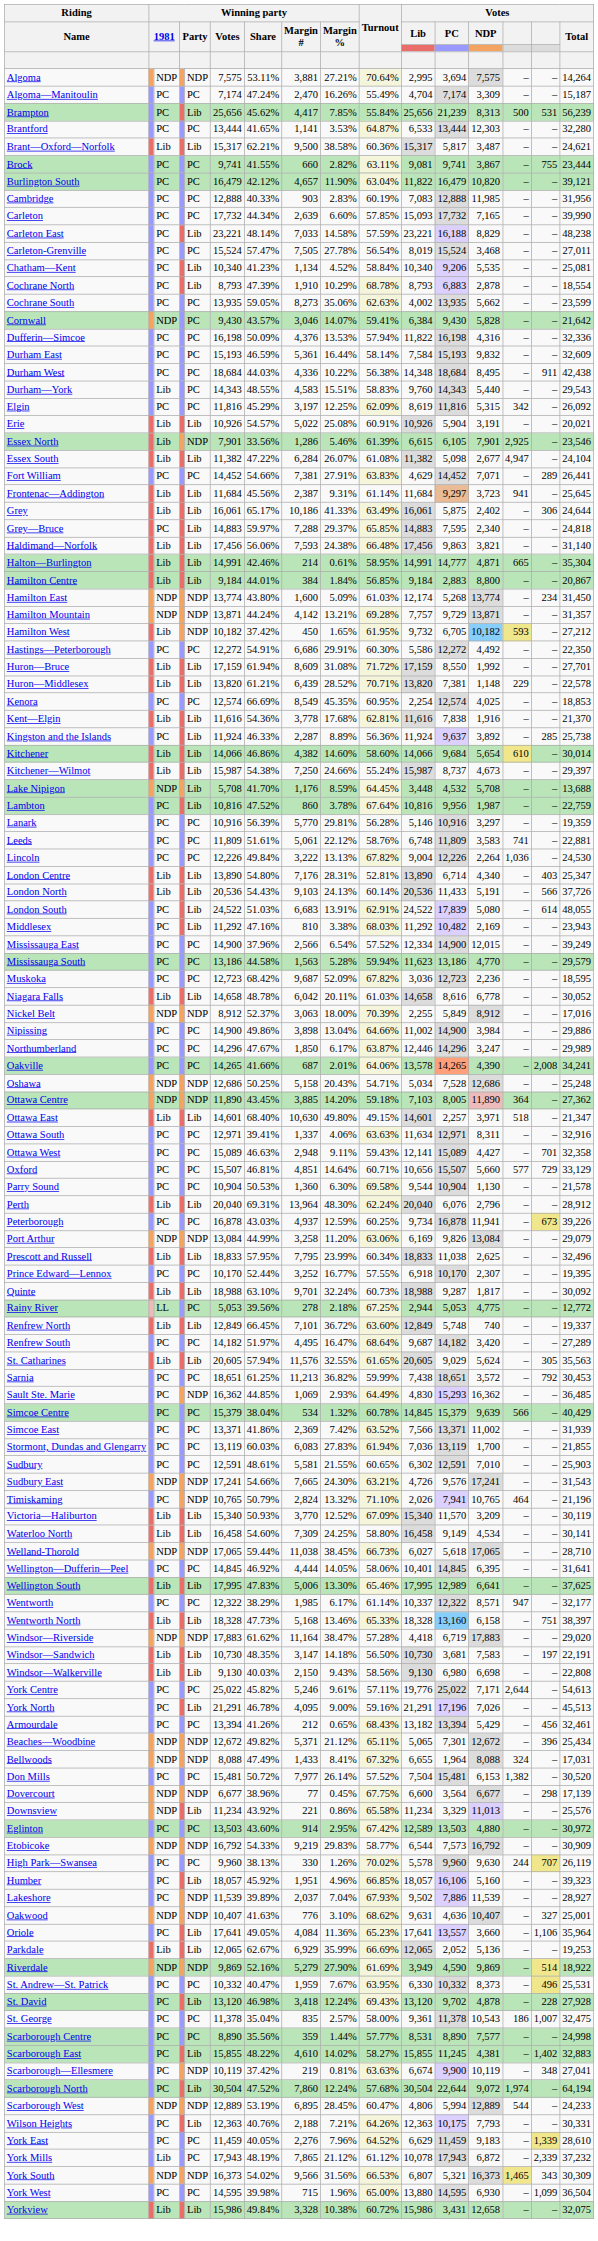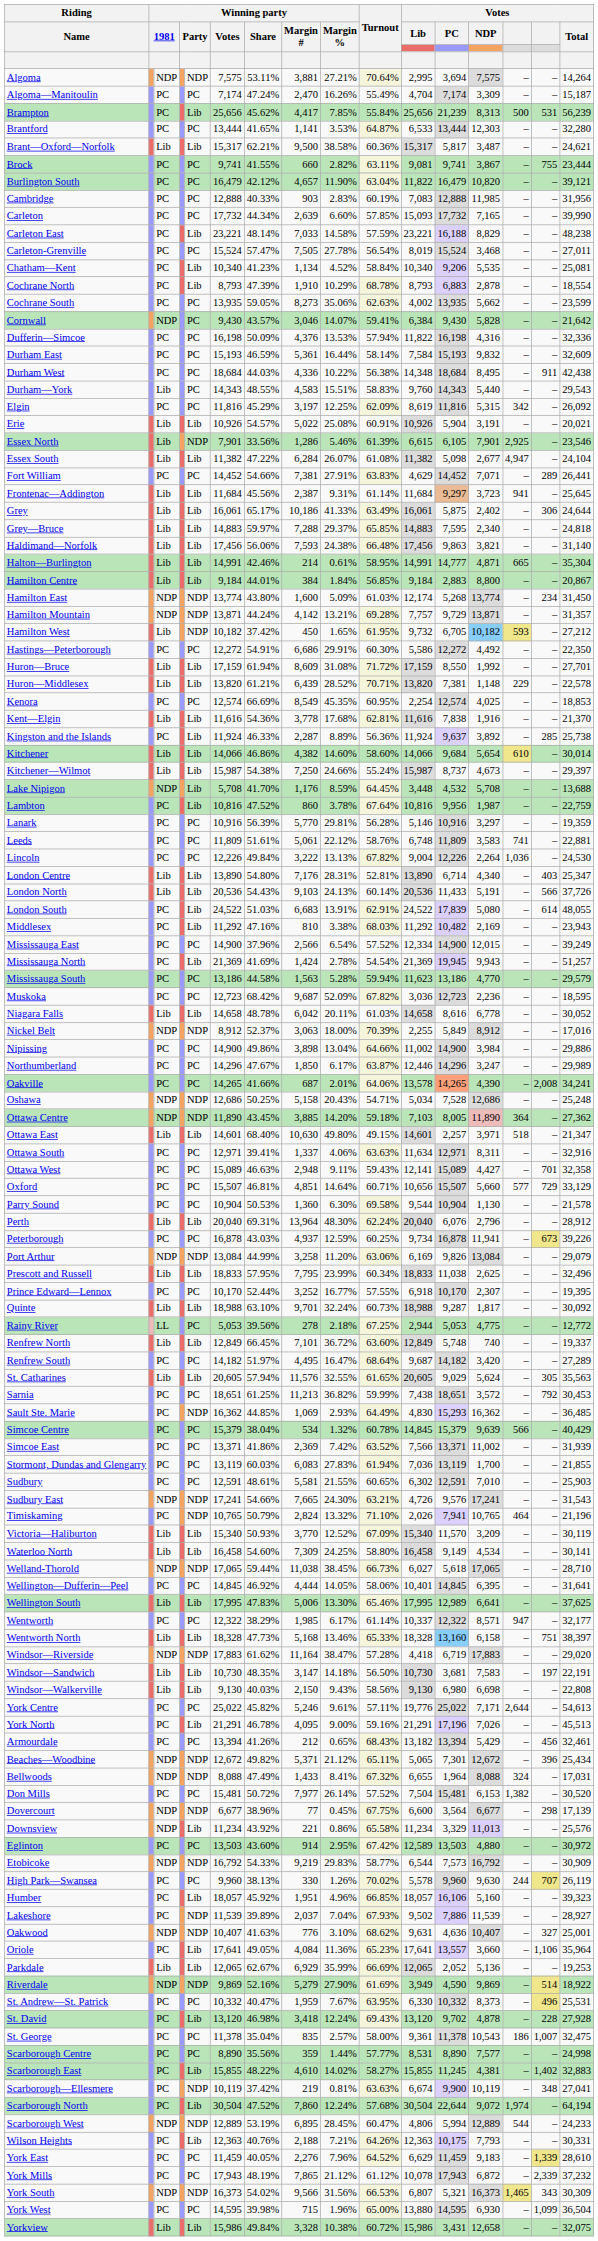(163, 528) PC -> (163, 528) Lib
+ row: (46, 962)
(163, 2158) Lib -> (163, 2175) PC
